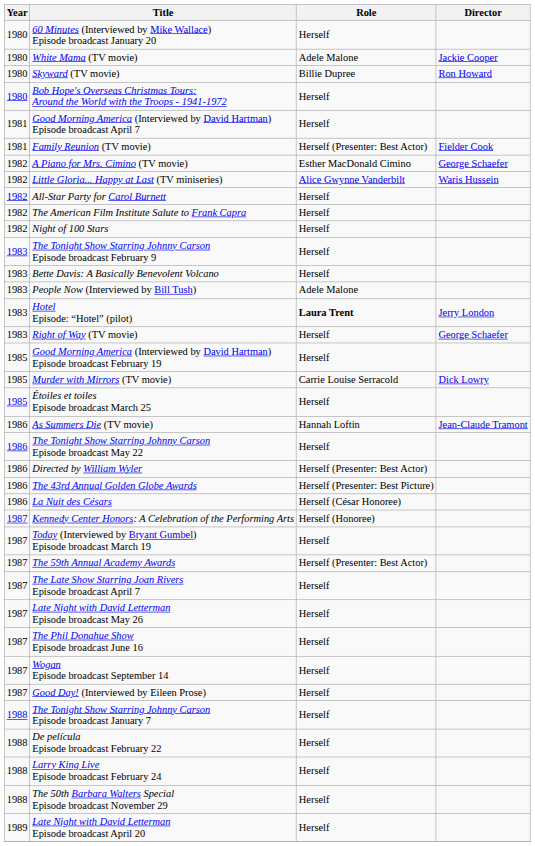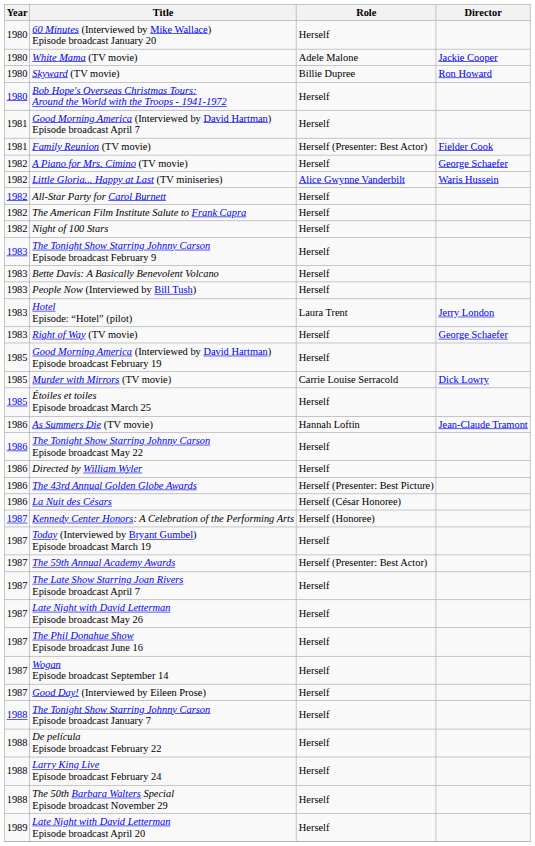(355, 163) Esther MacDonald Cimino -> (314, 163) Herself
(328, 290) Adele Malone -> (314, 290) Herself
(326, 312) bold -> (323, 312) normal
(363, 469) Herself (Presenter: Best Actor) -> (314, 469) Herself
